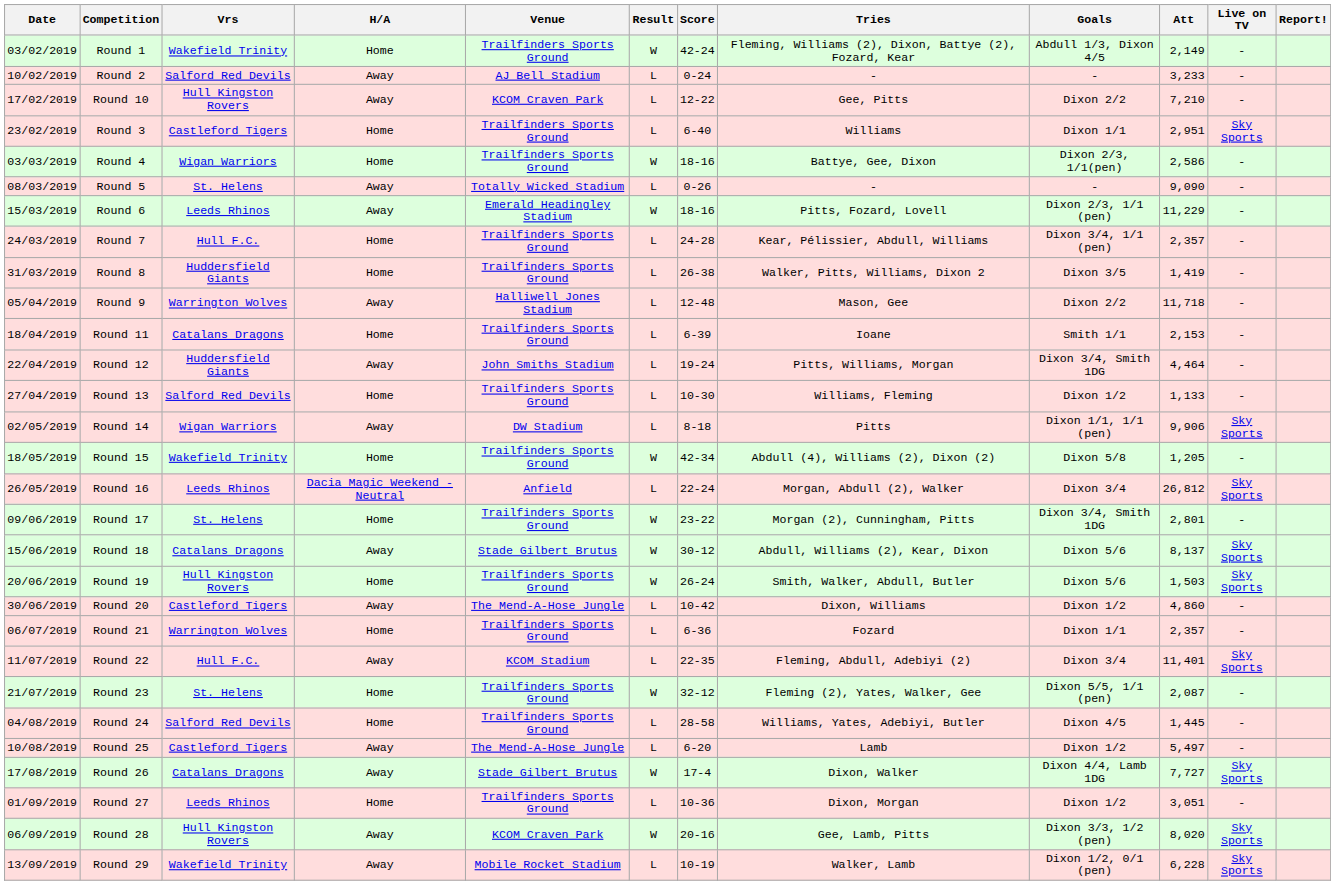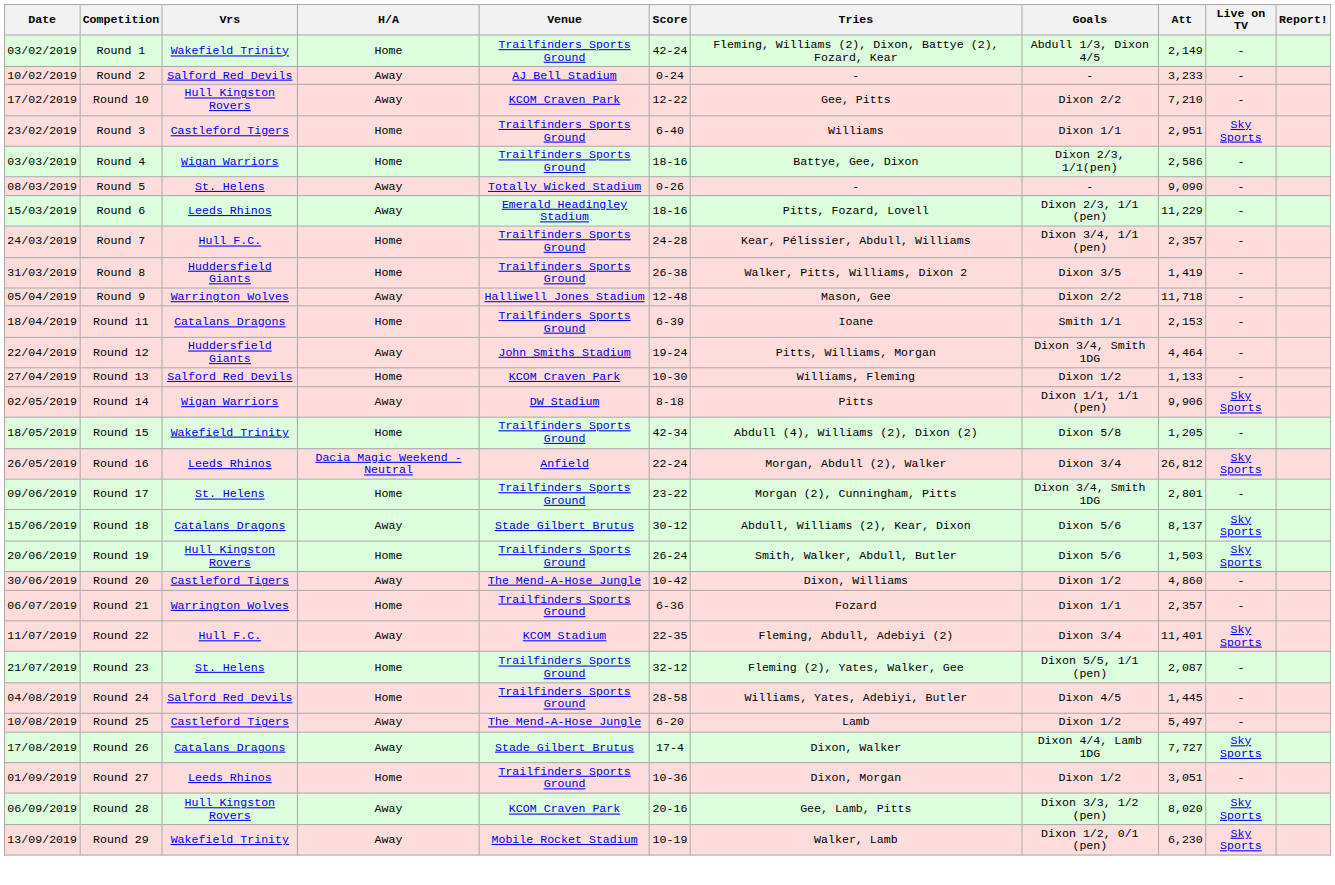- column: (653, 20)
(548, 396) Trailfinders Sports Ground -> (565, 377) KCOM Craven Park
(1187, 865) 6,228 -> (1185, 840) 6,230
